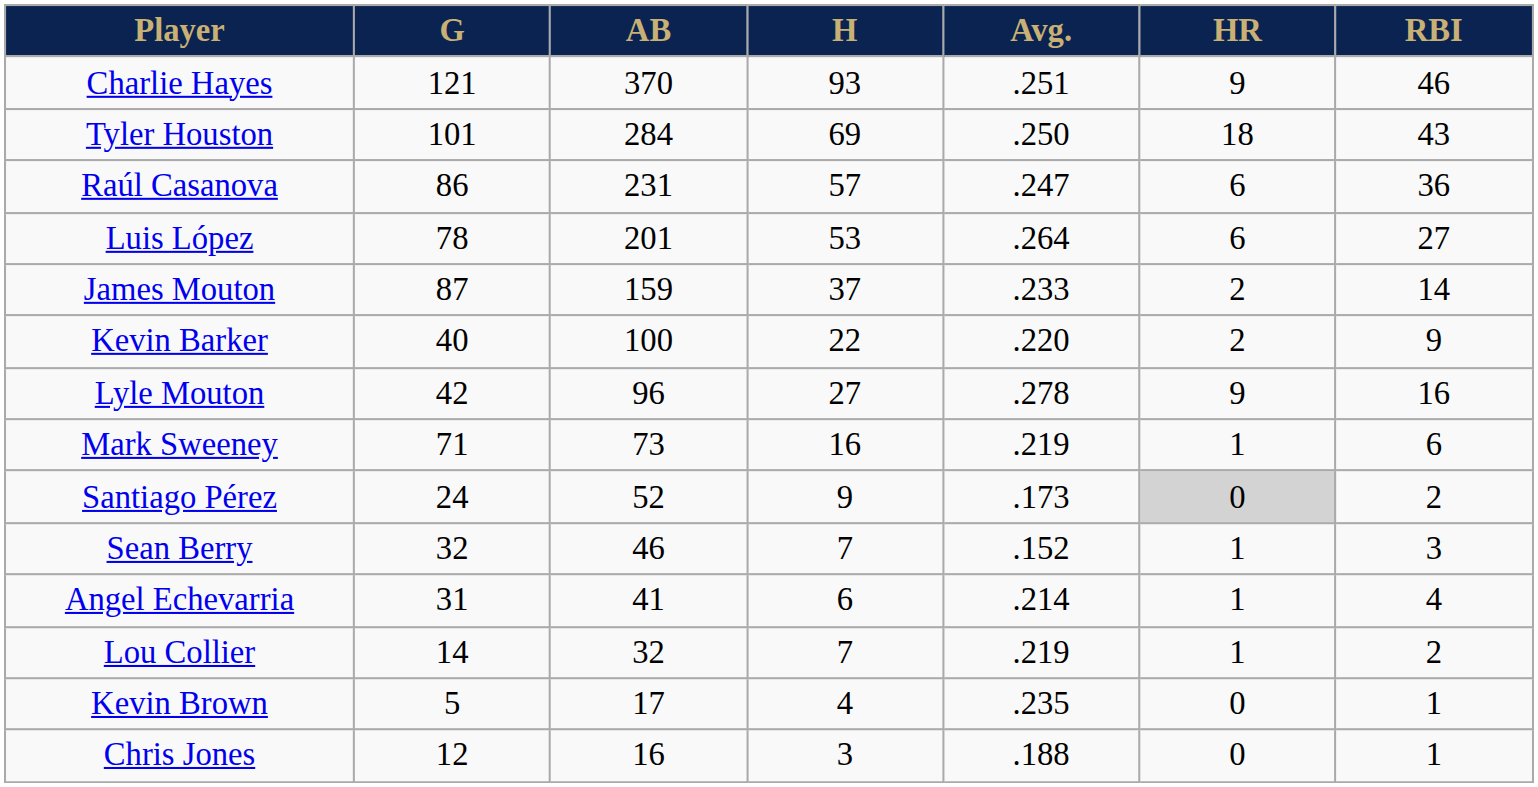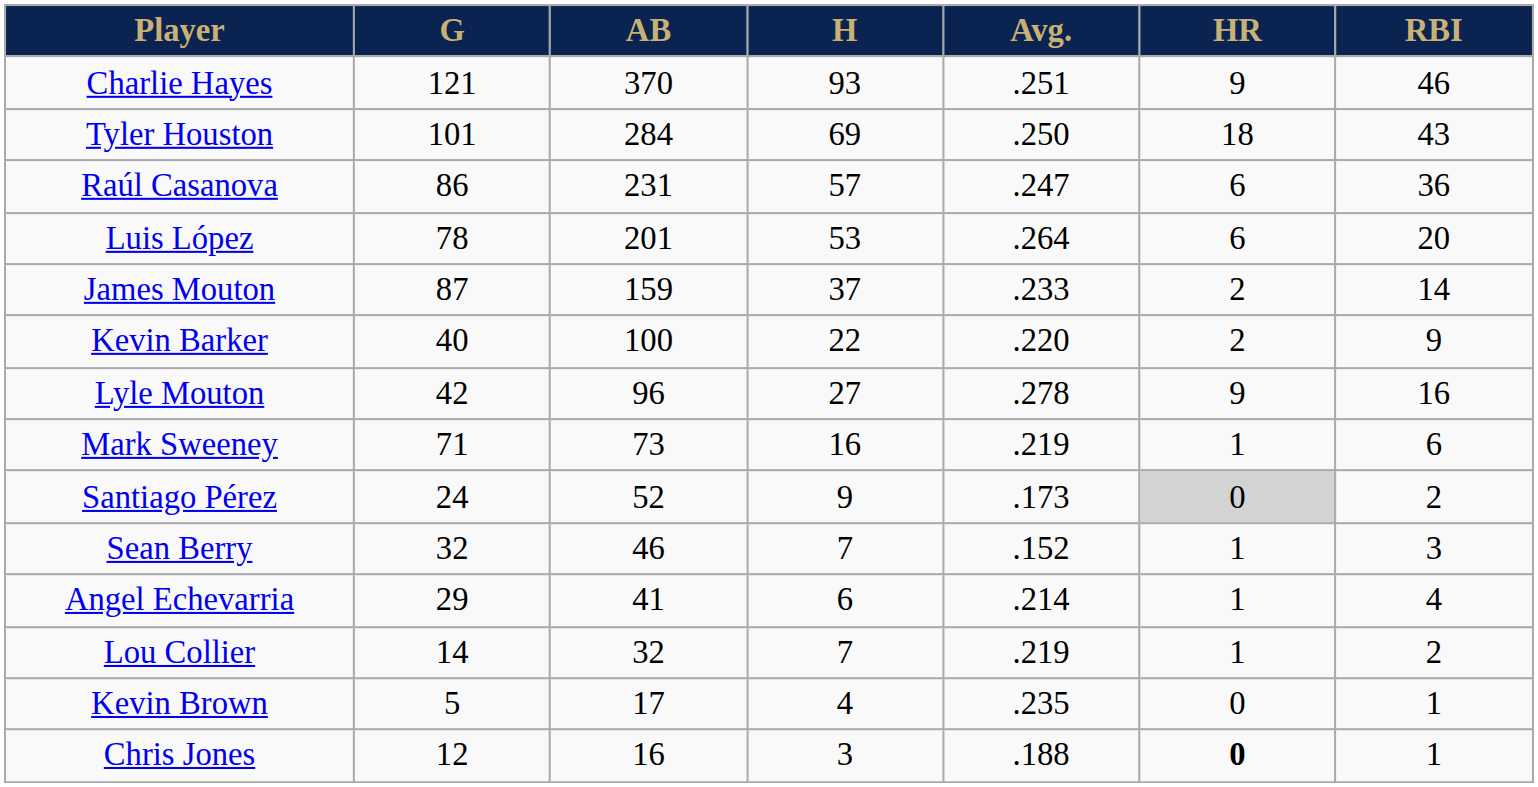(1434, 237) 27 -> (1434, 237) 20
(452, 599) 31 -> (452, 599) 29
(1237, 755) normal -> (1237, 755) bold
